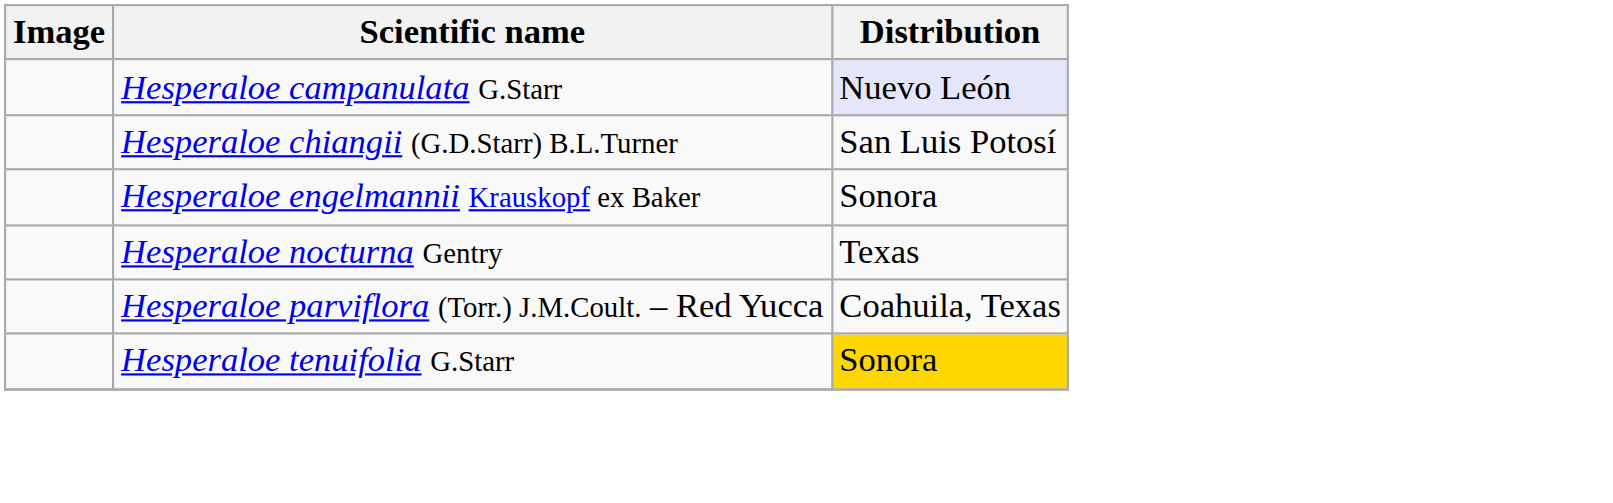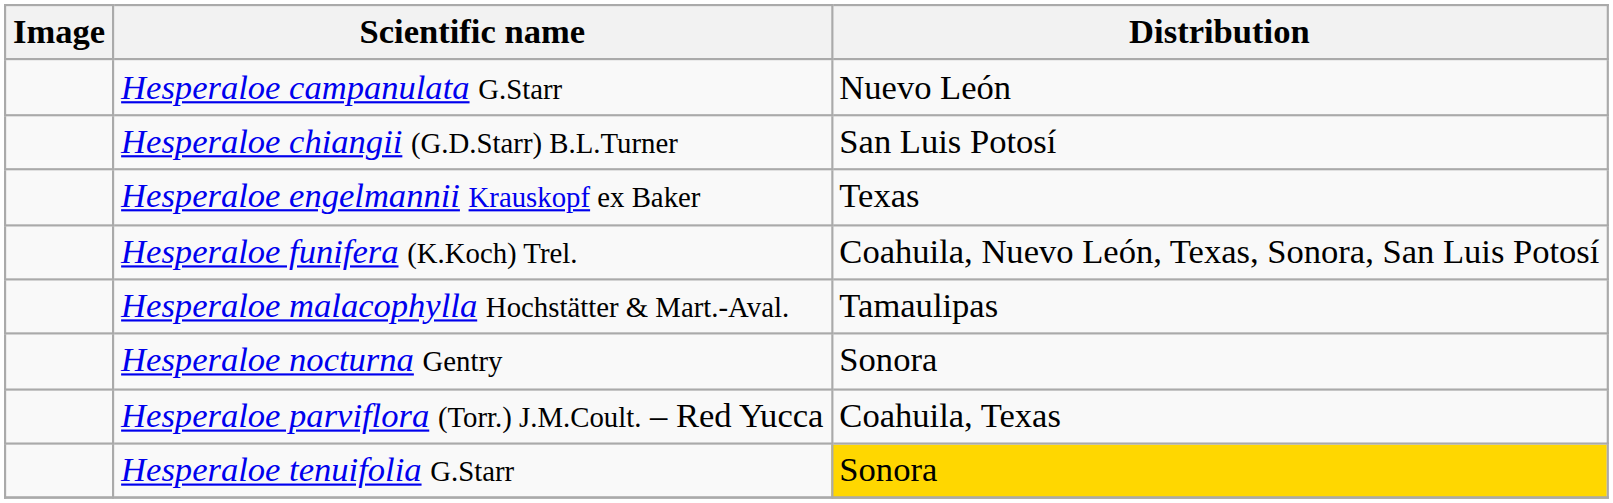(925, 86) lavender background -> (925, 86) no background
(888, 196) Sonora -> (879, 196) Texas
+ row: (349, 251)
+ row: (455, 305)
(879, 251) Texas -> (888, 360) Sonora
